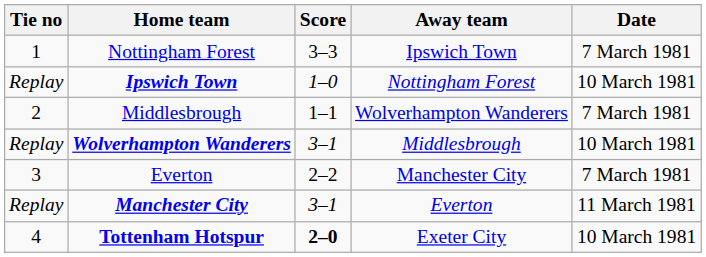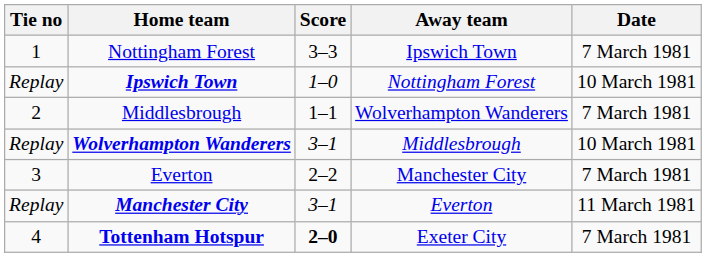(637, 236) 10 March 1981 -> (637, 236) 7 March 1981
